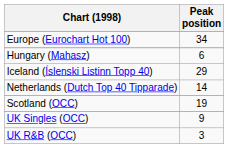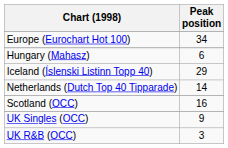(202, 103) 19 -> (202, 103) 16
